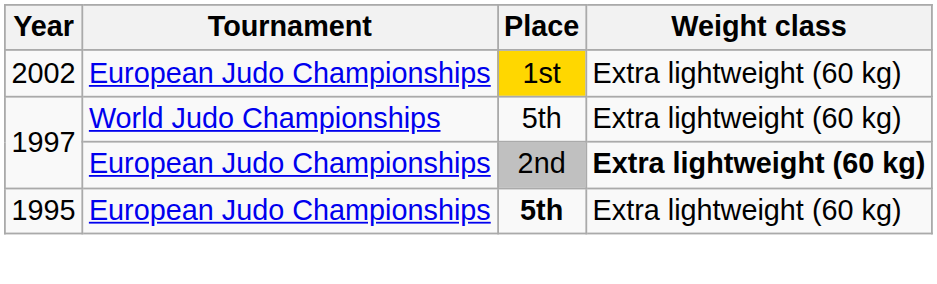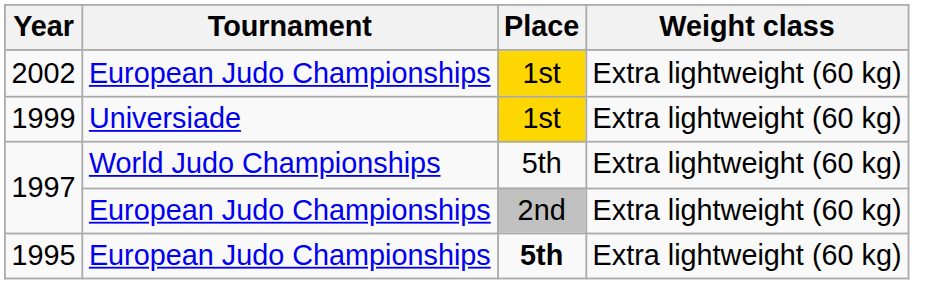+ row: (44, 118)
(759, 164) bold -> (747, 210) normal
